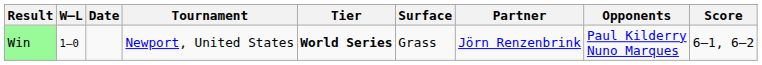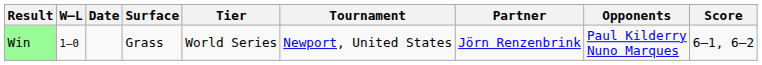columns swapped: (210, 15) <-> (425, 15)
(346, 43) bold -> (231, 43) normal
